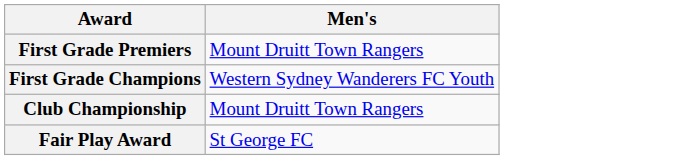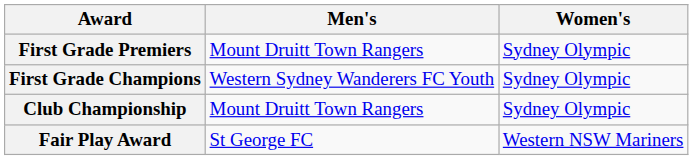+ column: (593, 19)
